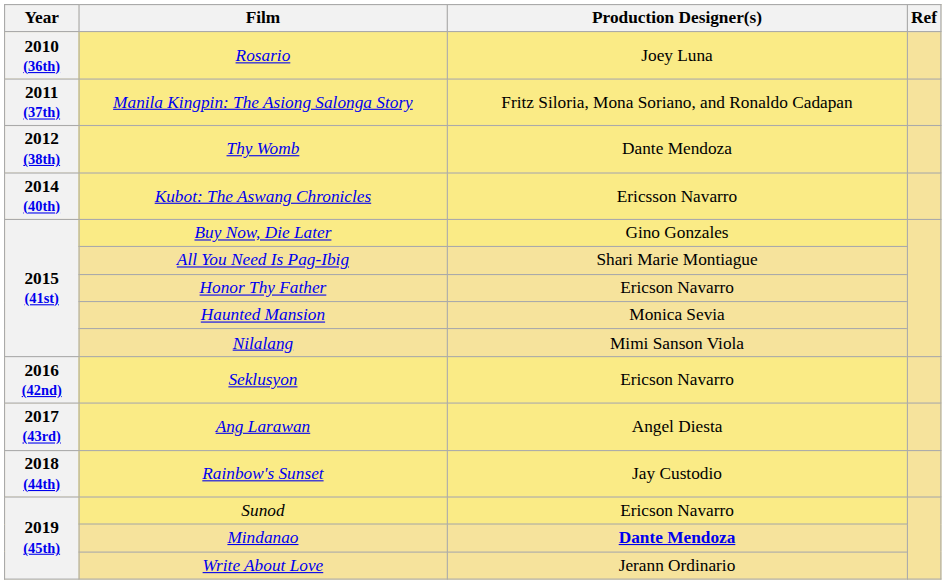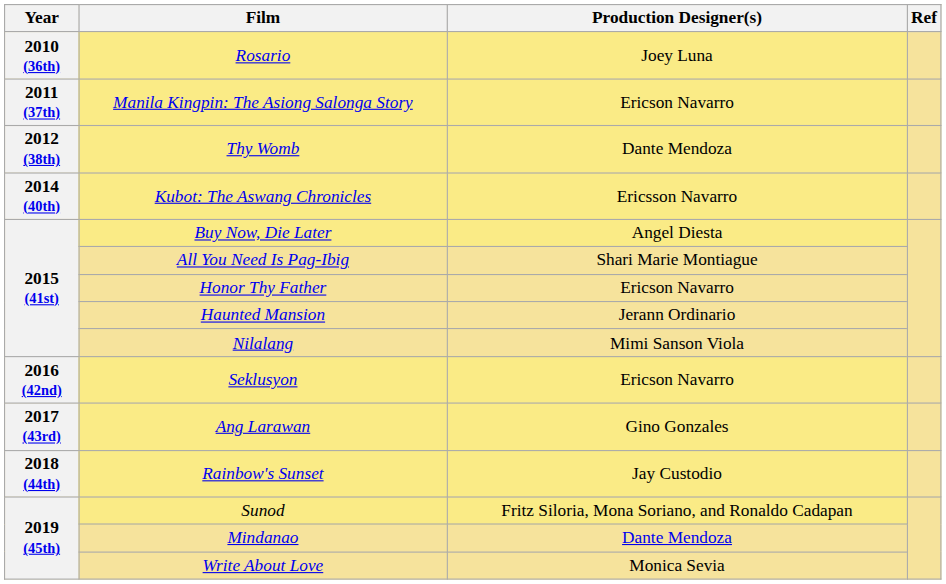(677, 102) Fritz Siloria, Mona Soriano, and Ronaldo Cadapan -> (677, 102) Ericson Navarro
(677, 232) Gino Gonzales -> (677, 232) Angel Diesta
(677, 315) Monica Sevia -> (677, 315) Jerann Ordinario
(677, 426) Angel Diesta -> (677, 426) Gino Gonzales
(677, 510) Ericson Navarro -> (677, 510) Fritz Siloria, Mona Soriano, and Ronaldo Cadapan
(677, 537) bold -> (677, 537) normal
(677, 565) Jerann Ordinario -> (677, 565) Monica Sevia
